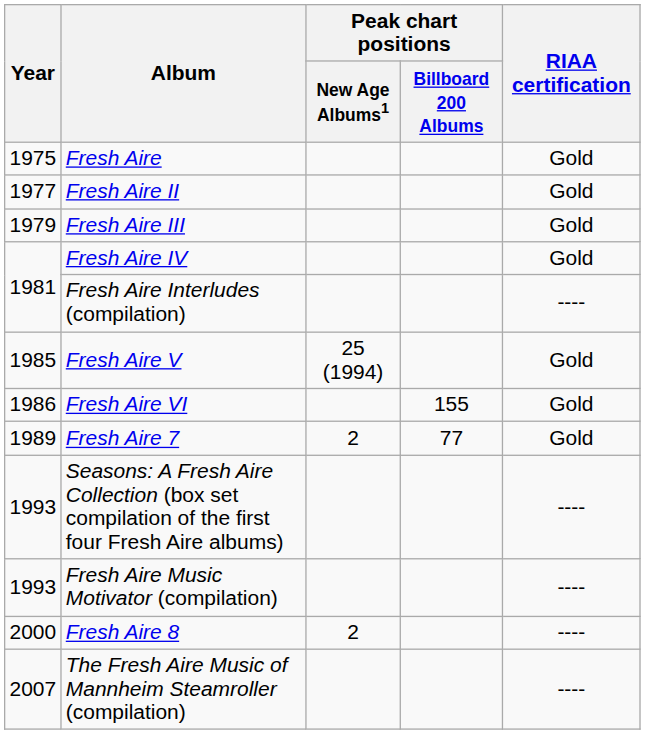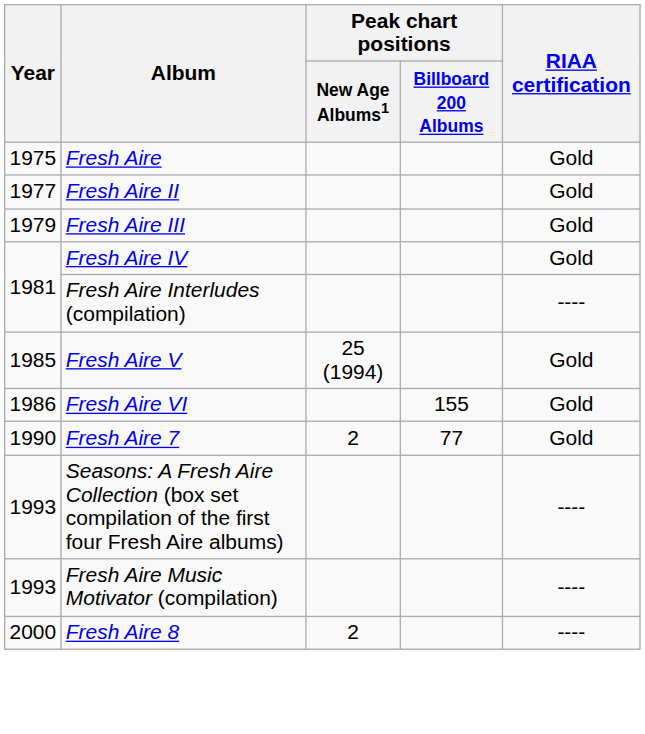(33, 438) 1989 -> (33, 438) 1990
- row: (177, 689)
